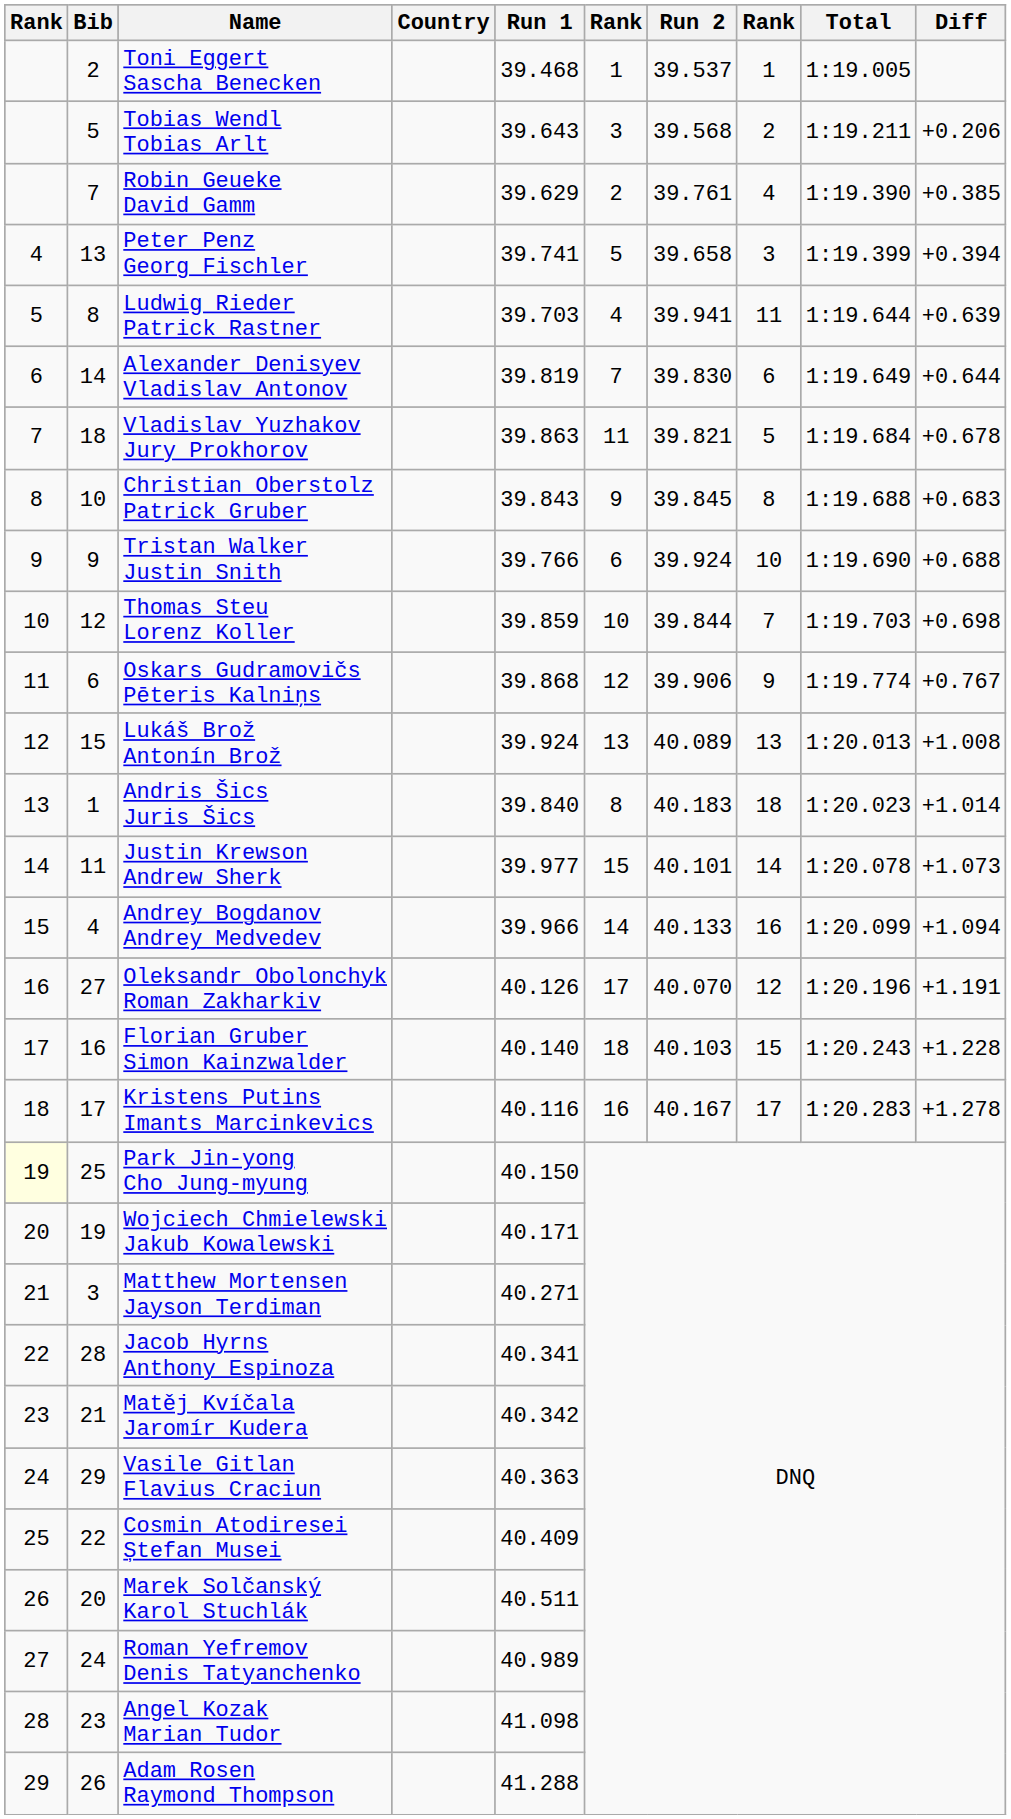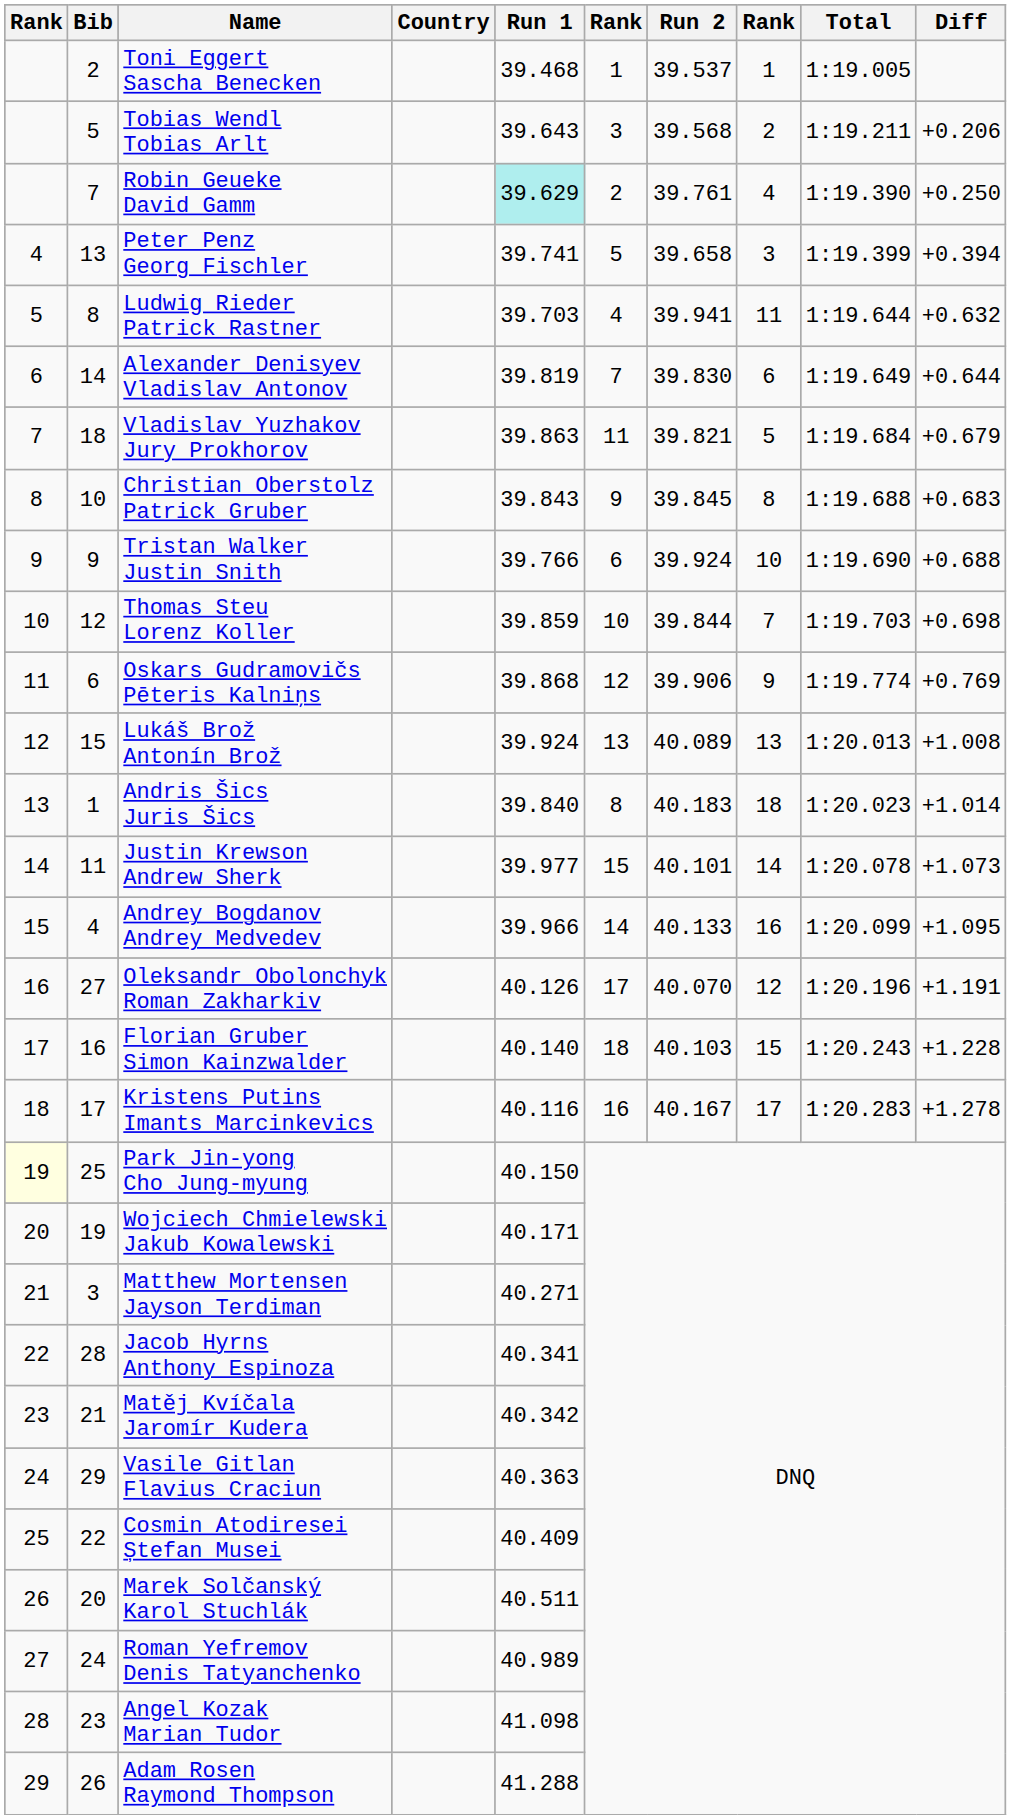(540, 194) no background -> (540, 194) paleturquoise background
(961, 194) +0.385 -> (961, 194) +0.250
(961, 316) +0.639 -> (961, 316) +0.632
(961, 438) +0.678 -> (961, 438) +0.679
(961, 683) +0.767 -> (961, 683) +0.769
(961, 927) +1.094 -> (961, 927) +1.095
